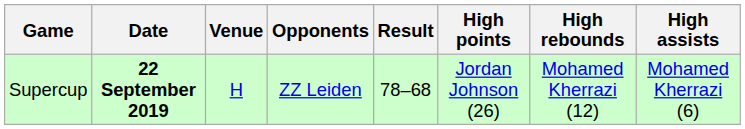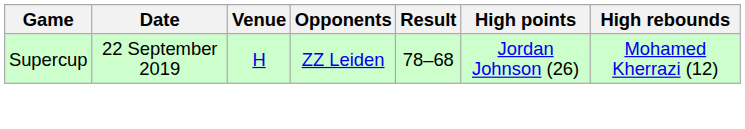- column: (688, 30)
(148, 90) bold -> (160, 59) normal
